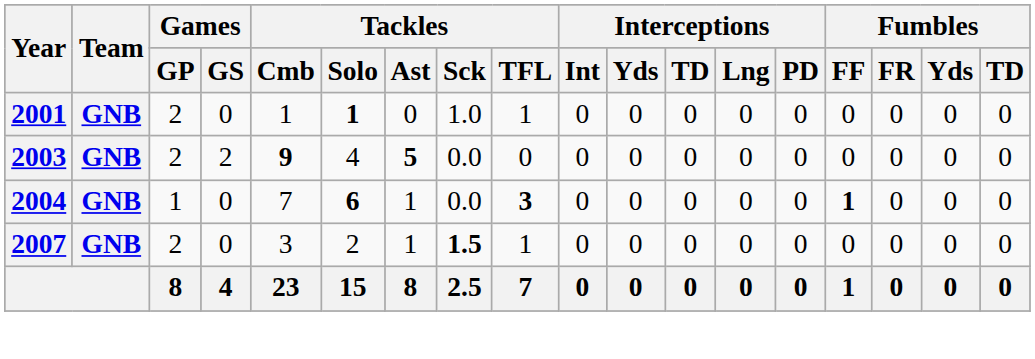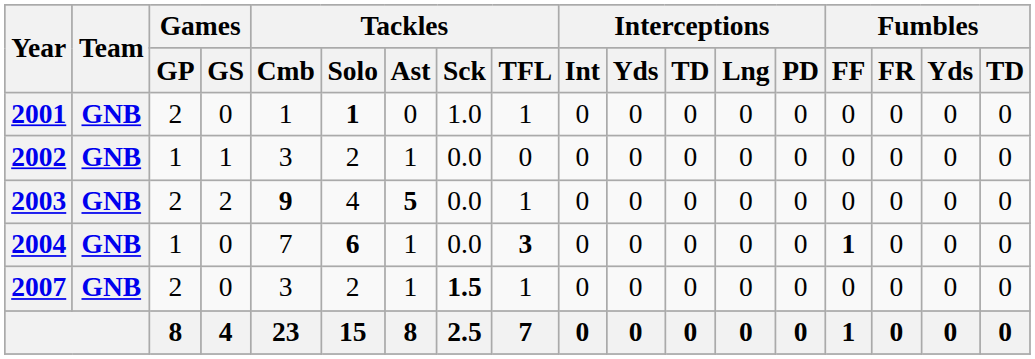+ row: (39, 157)
(525, 157) 0 -> (525, 200) 1
